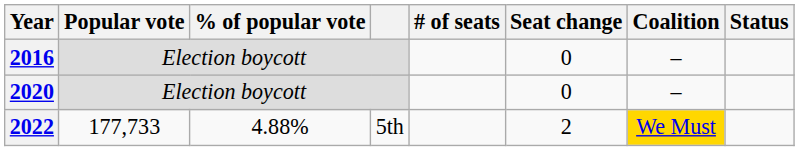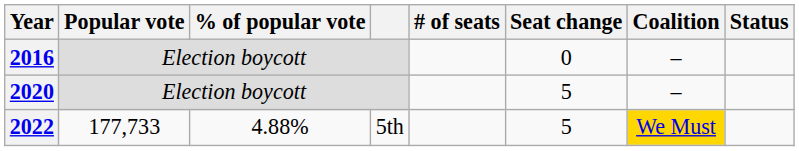(566, 92) 0 -> (566, 92) 5
(566, 127) 2 -> (566, 127) 5
